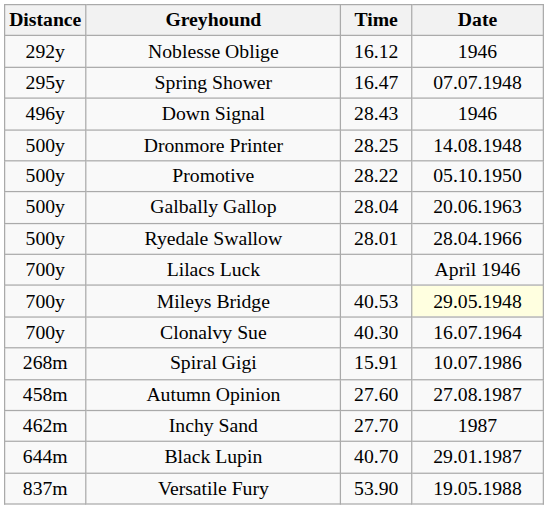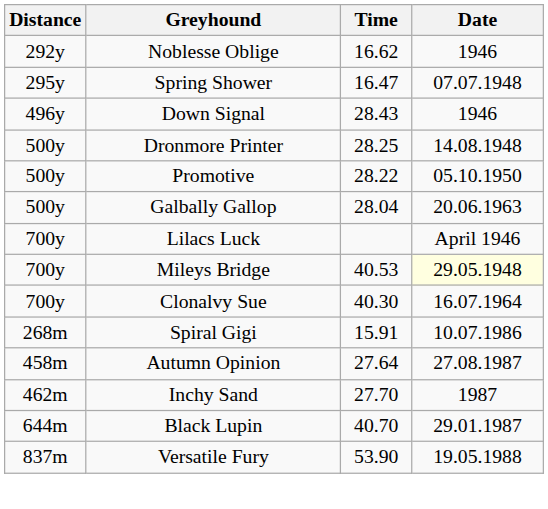(376, 51) 16.12 -> (376, 51) 16.62
- row: (213, 238)
(376, 394) 27.60 -> (376, 363) 27.64
